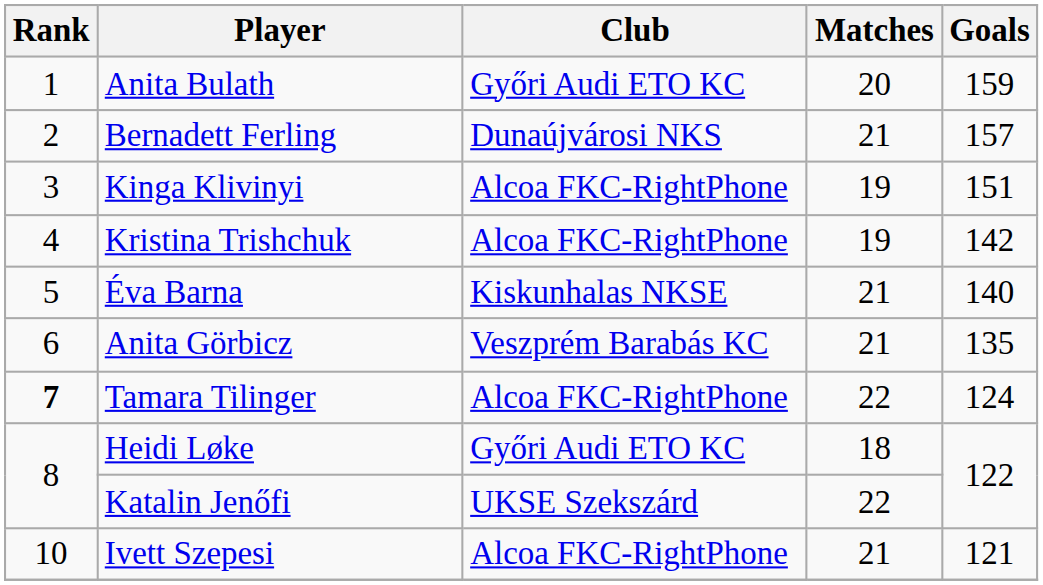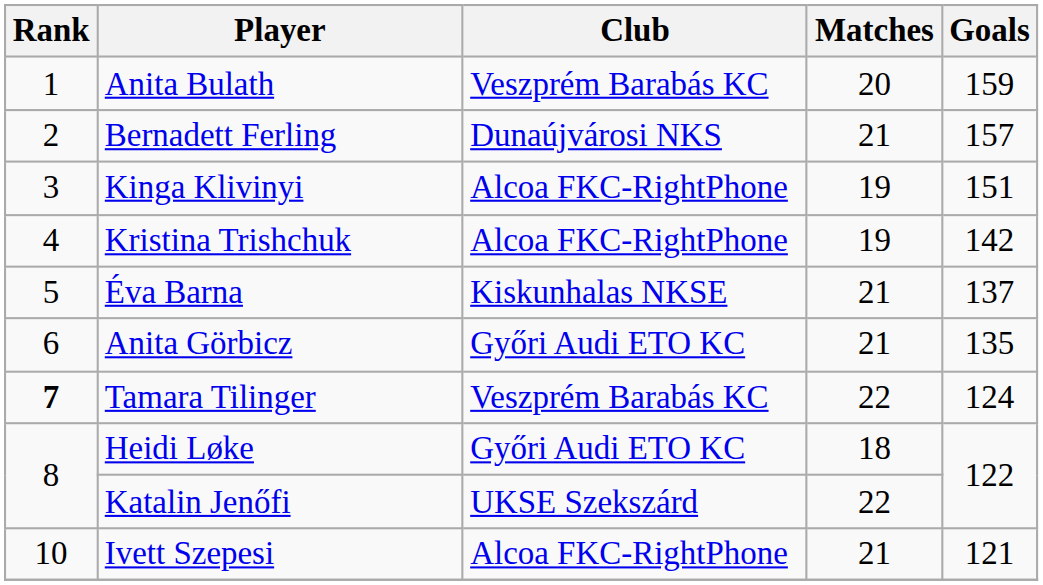(608, 82) Győri Audi ETO KC -> (619, 82) Veszprém Barabás KC
(989, 291) 140 -> (989, 291) 137
(619, 344) Veszprém Barabás KC -> (608, 344) Győri Audi ETO KC
(629, 396) Alcoa FKC-RightPhone -> (619, 396) Veszprém Barabás KC
